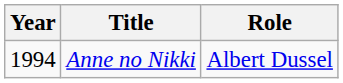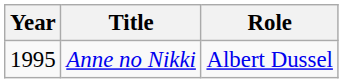(33, 58) 1994 -> (33, 58) 1995
